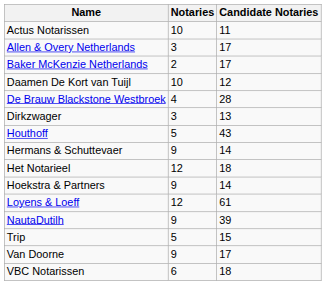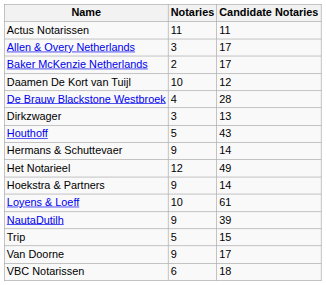(177, 30) 10 -> (176, 30) 11
(225, 168) 18 -> (225, 168) 49
(177, 202) 12 -> (177, 202) 10
